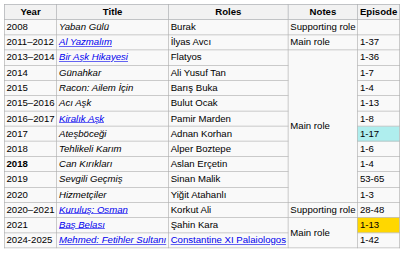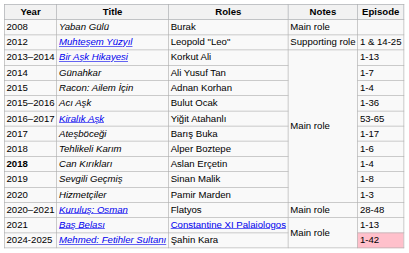(323, 27) Supporting role -> (310, 27) Main role
- row: (85, 42)
+ row: (96, 42)
(186, 57) Flatyos -> (191, 57) Korkut Ali
(370, 57) 1-36 -> (370, 57) 1-13
(194, 88) Barış Buka -> (201, 88) Adnan Korhan
(370, 103) 1-13 -> (370, 103) 1-36
(201, 118) Pamir Marden -> (199, 118) Yiğit Atahanlı
(367, 118) 1-8 -> (372, 118) 53-65
(201, 133) Adnan Korhan -> (194, 133) Barış Buka
(370, 133) paleturquoise background -> (370, 133) no background
(372, 179) 53-65 -> (367, 179) 1-8
(199, 194) Yiğit Atahanlı -> (201, 194) Pamir Marden
(191, 210) Korkut Ali -> (186, 210) Flatyos
(323, 210) Supporting role -> (310, 210) Main role
(194, 225) Şahin Kara -> (228, 225) Constantine XI Palaiologos
(370, 225) gold background -> (370, 225) no background
(228, 240) Constantine XI Palaiologos -> (194, 240) Şahin Kara
(370, 240) no background -> (370, 240) pink background
